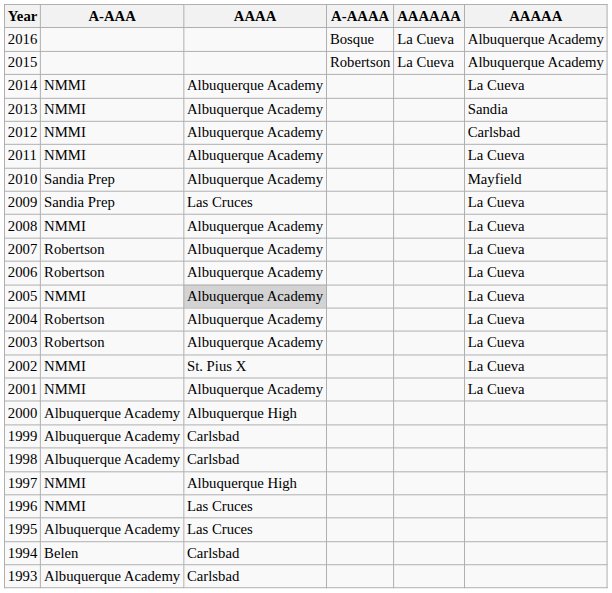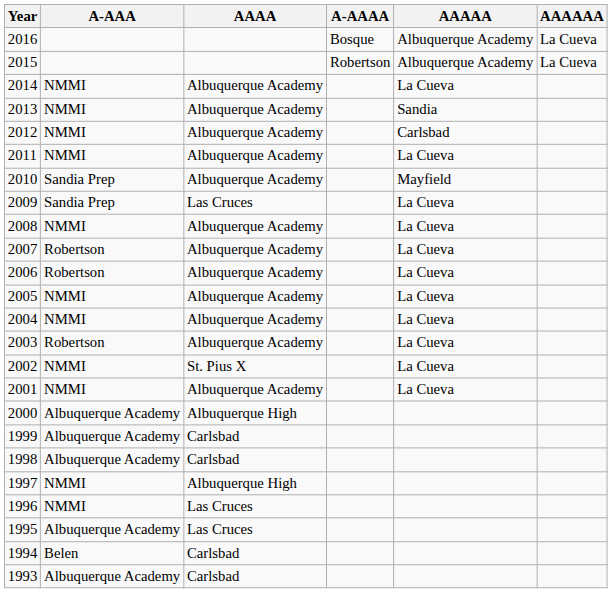columns swapped: (536, 16) <-> (429, 16)
(255, 296) lightgrey background -> (255, 296) no background
(74, 319) Robertson -> (65, 319) NMMI
